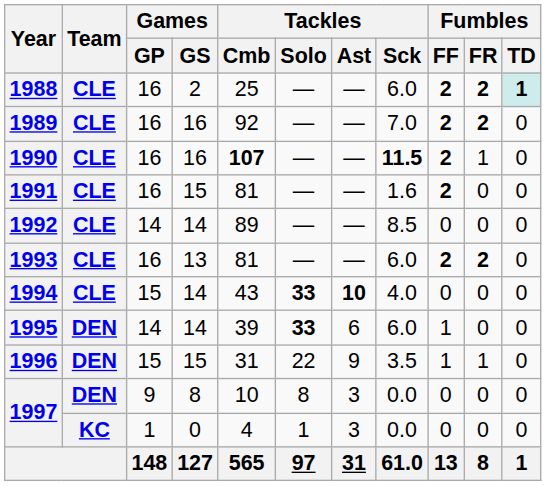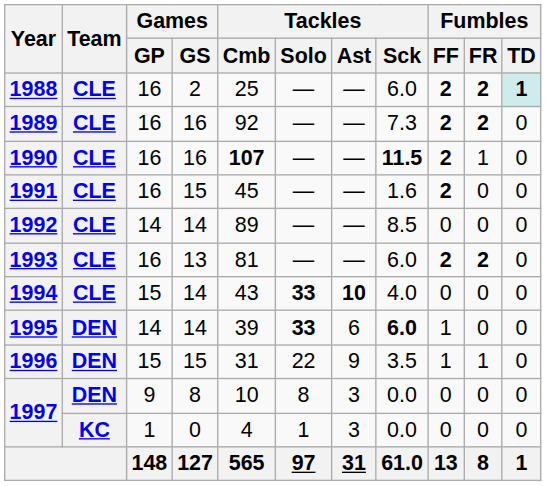(402, 123) 7.0 -> (402, 123) 7.3
(247, 191) 81 -> (247, 191) 45
(402, 327) normal -> (402, 327) bold
